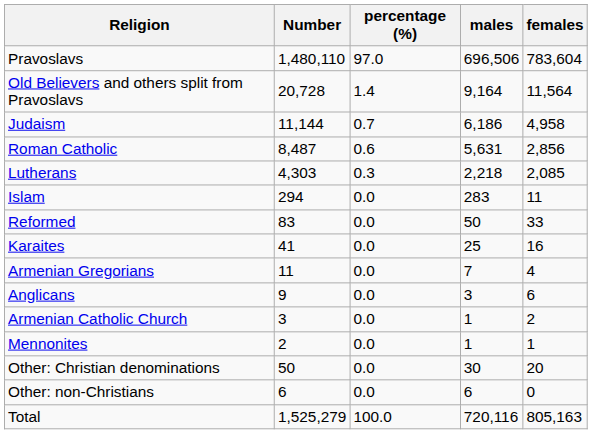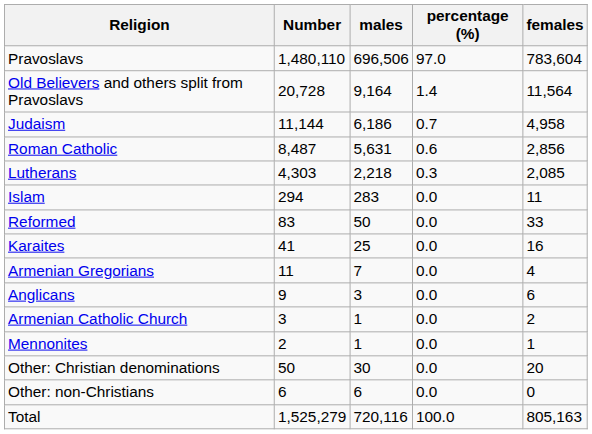columns swapped: (405, 25) <-> (492, 25)
